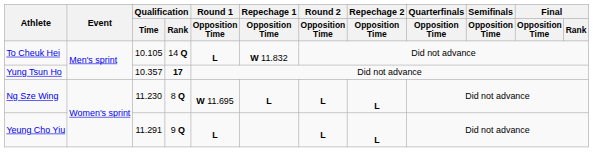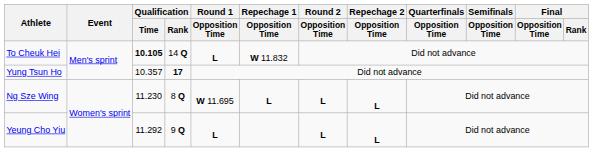(149, 53) normal -> (149, 53) bold
(149, 130) 11.291 -> (149, 130) 11.292
